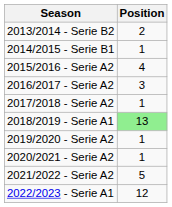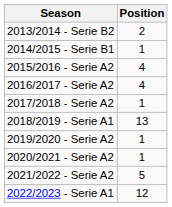(142, 85) 3 -> (142, 85) 4
(142, 121) lightgreen background -> (142, 121) no background
